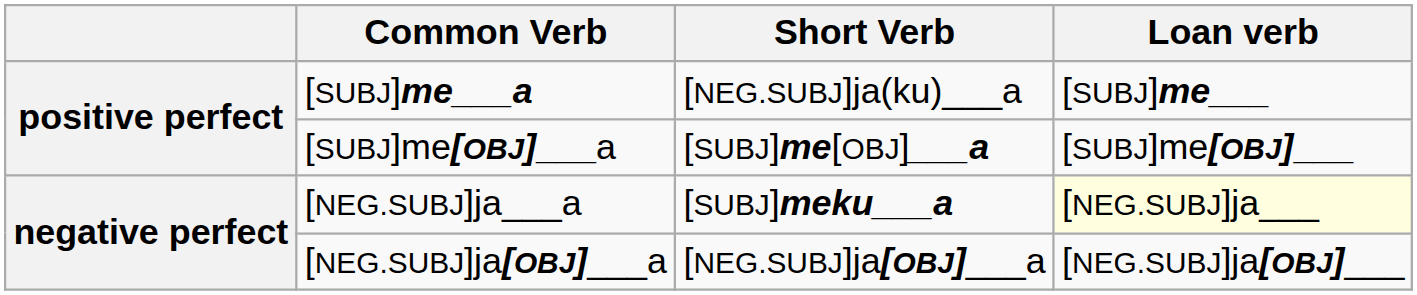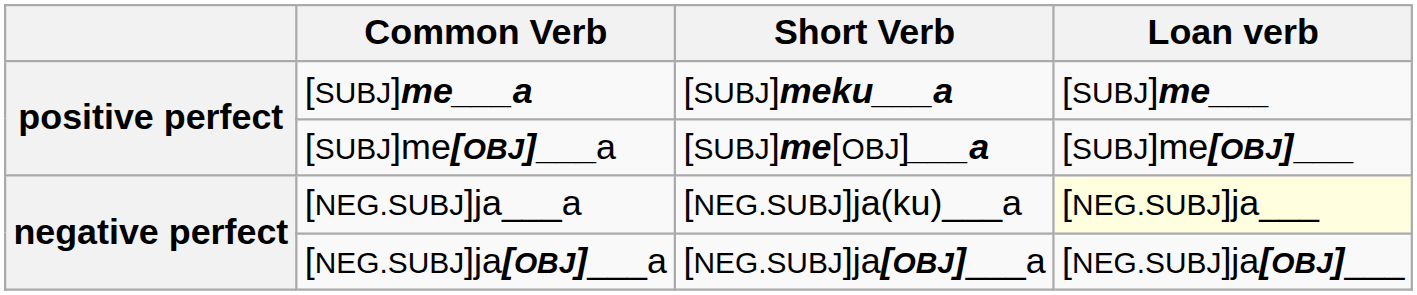(853, 89) [NEG.SUBJ]ja(ku)___a -> (818, 89) [SUBJ]meku___a
(818, 203) [SUBJ]meku___a -> (853, 203) [NEG.SUBJ]ja(ku)___a
